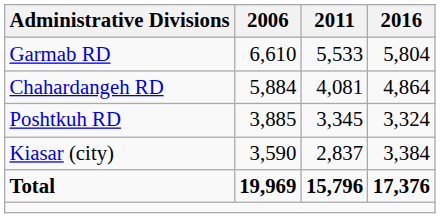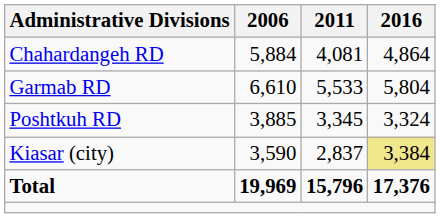rows swapped: (87, 86) <-> (60, 53)
(407, 152) no background -> (407, 152) khaki background
